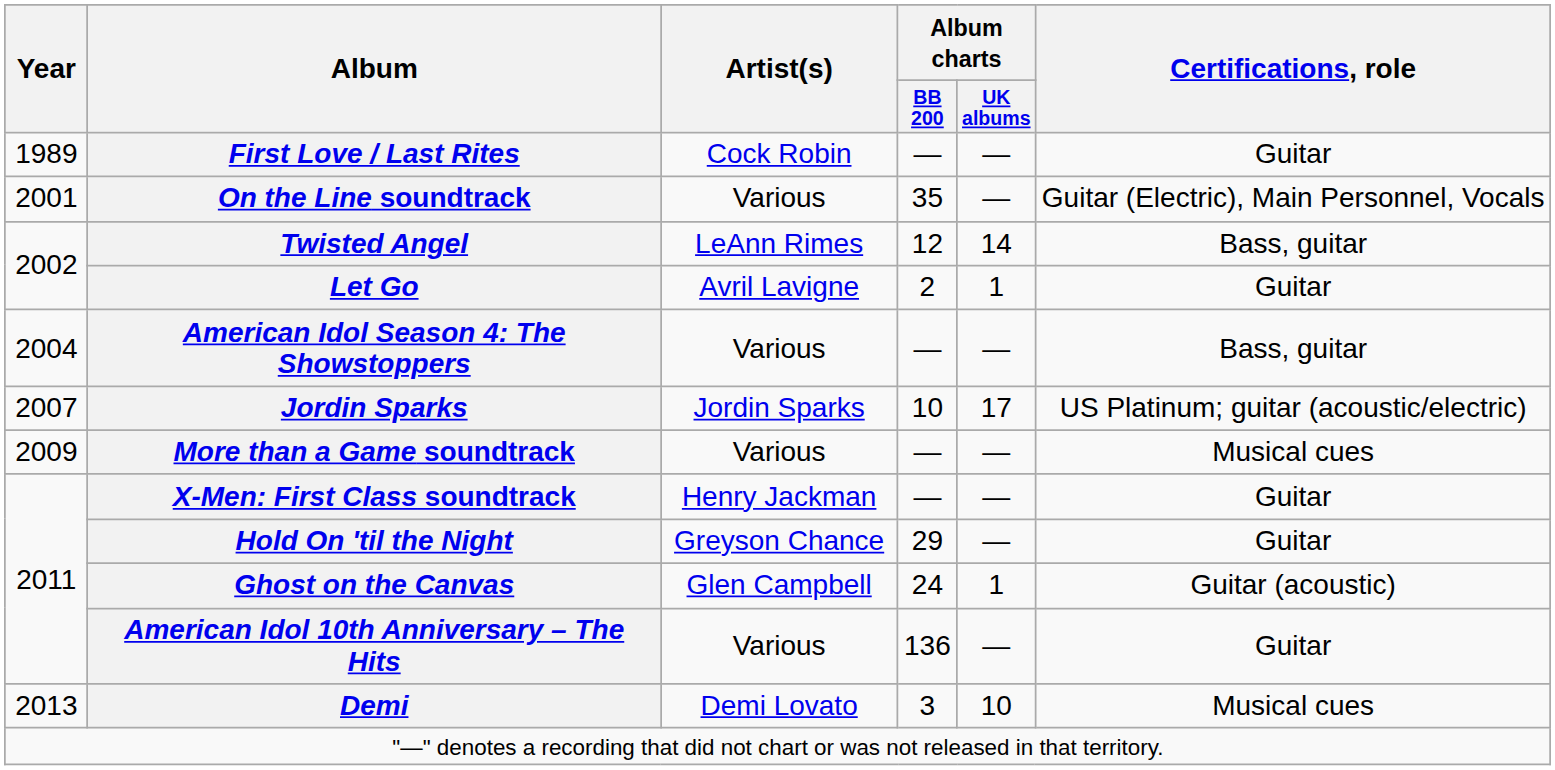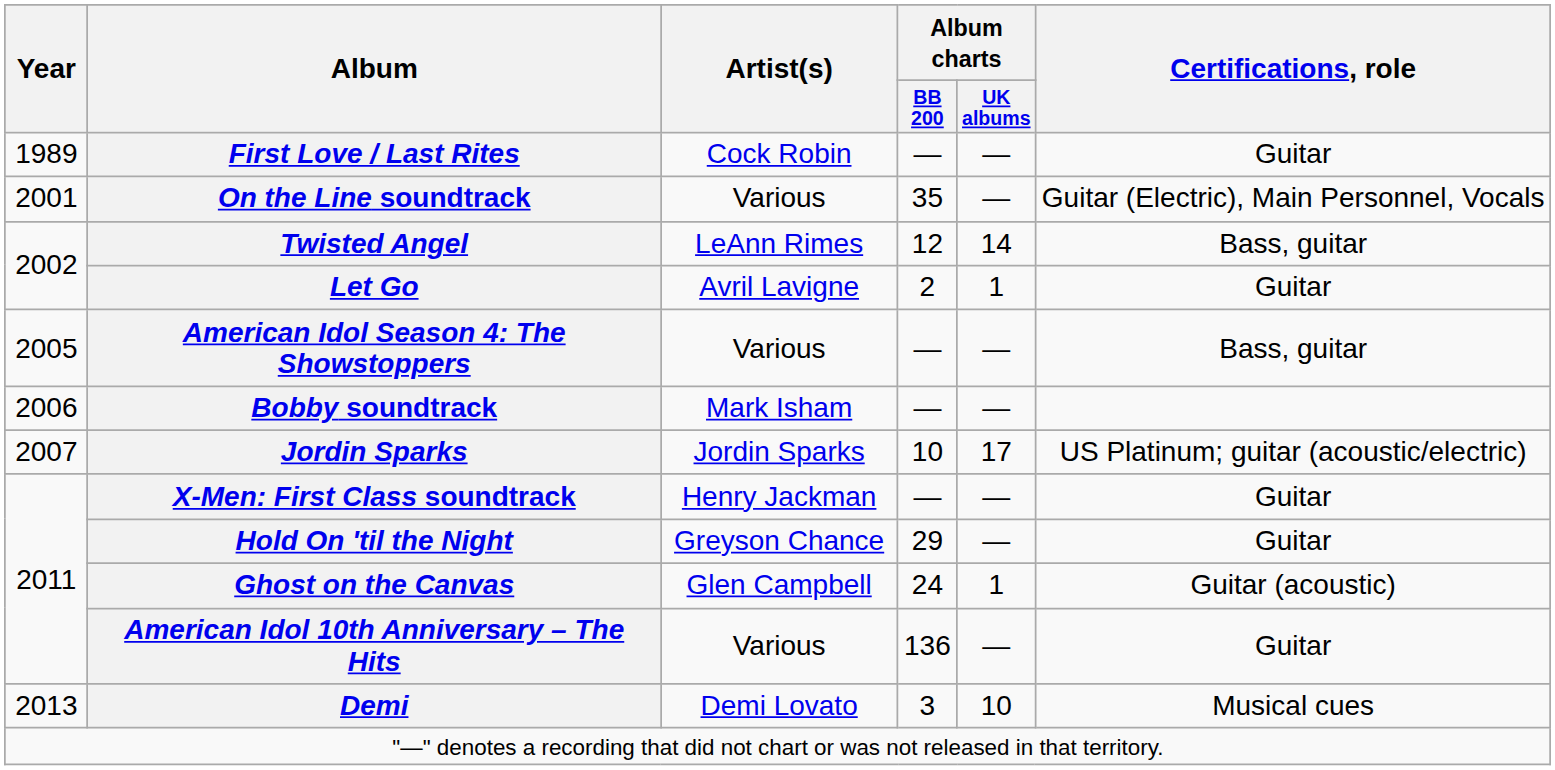(46, 347) 2004 -> (46, 347) 2005
+ row: (374, 407)
- row: (374, 452)
